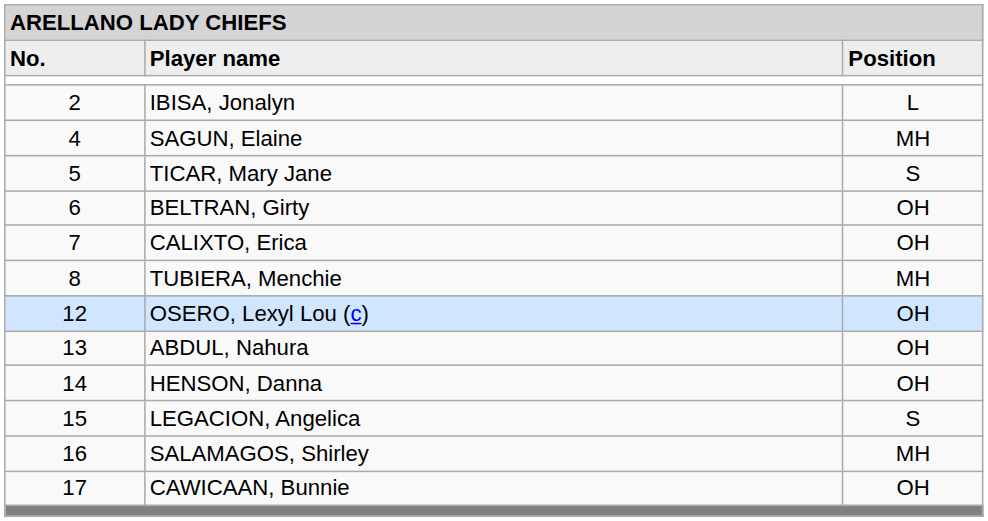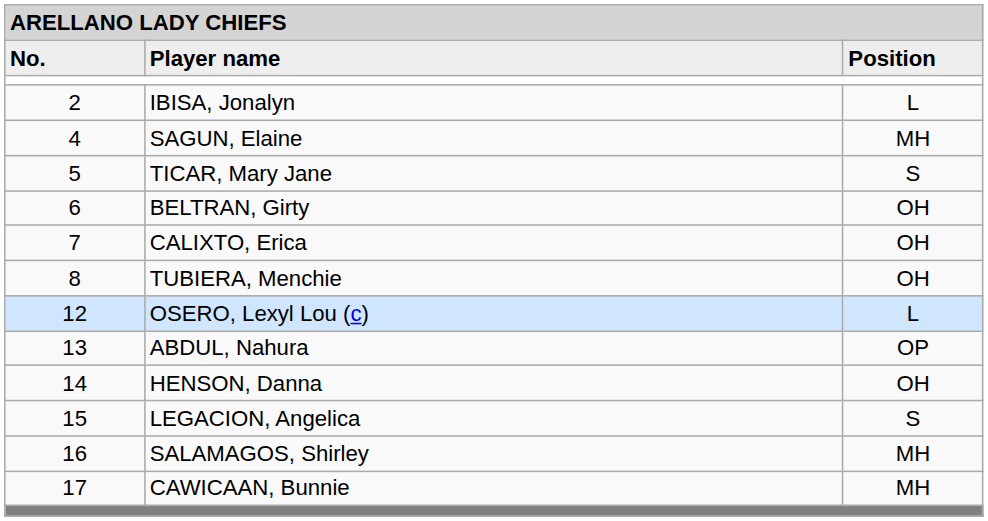(913, 278) MH -> (913, 278) OH
(913, 313) OH -> (913, 313) L
(913, 348) OH -> (913, 348) OP
(913, 489) OH -> (913, 489) MH
